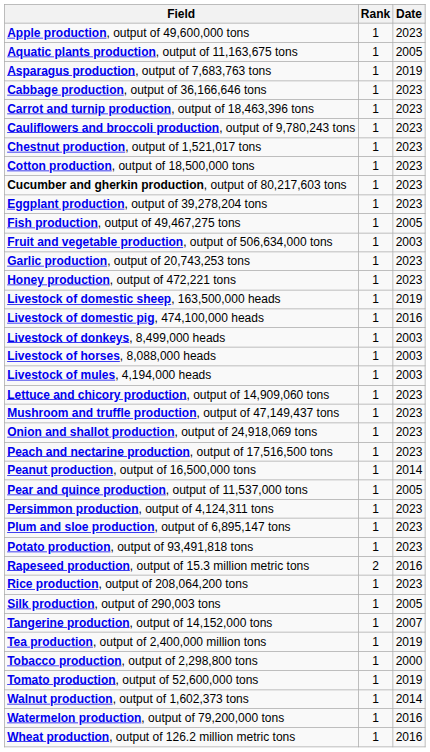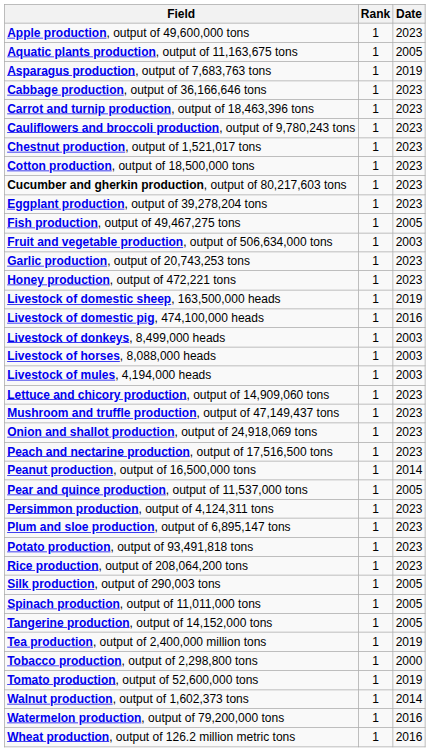- row: (158, 565)
+ row: (134, 603)
(409, 623) 2007 -> (409, 623) 2005
